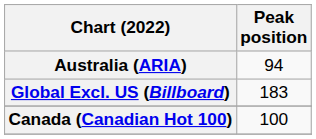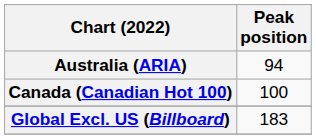rows swapped: (120, 119) <-> (120, 92)
